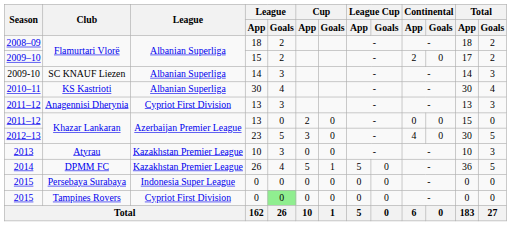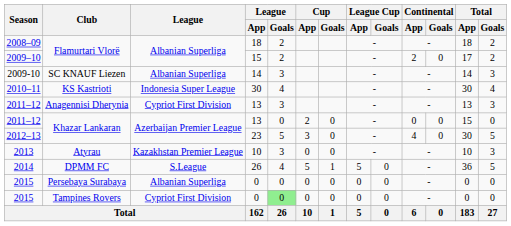(188, 89) Albanian Superliga -> (188, 89) Indonesia Super League
(188, 167) Kazakhstan Premier League -> (188, 167) S.League
(188, 182) Indonesia Super League -> (188, 182) Albanian Superliga
